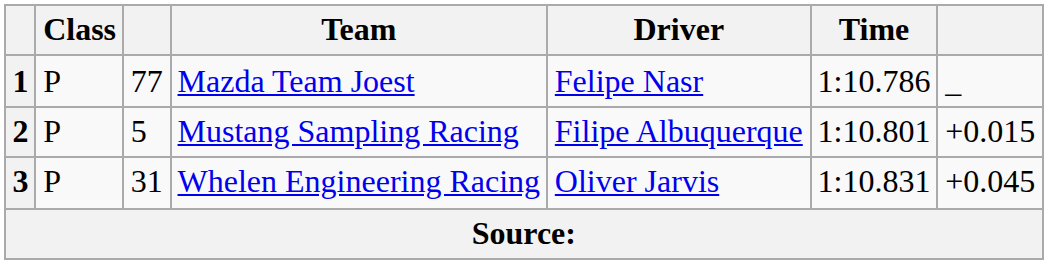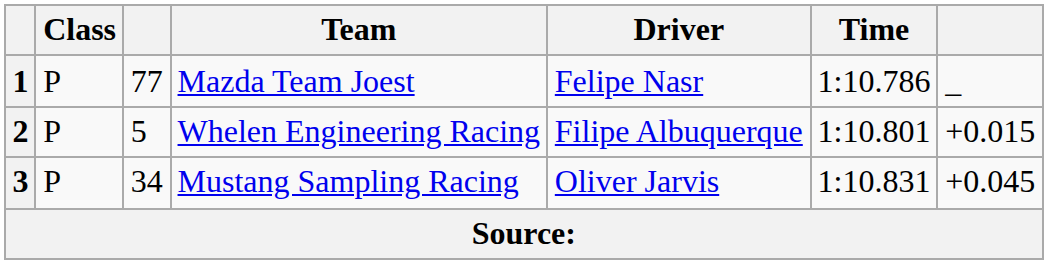(348, 131) Mustang Sampling Racing -> (359, 131) Whelen Engineering Racing
(147, 182) 31 -> (147, 182) 34
(359, 182) Whelen Engineering Racing -> (348, 182) Mustang Sampling Racing
